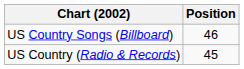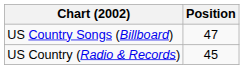(211, 34) 46 -> (211, 34) 47
